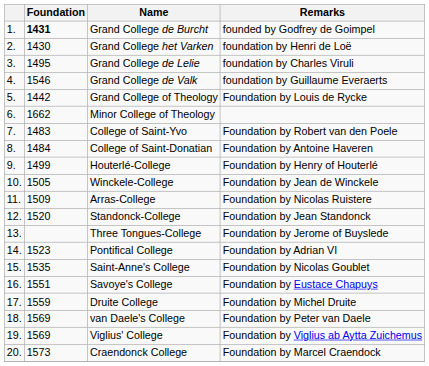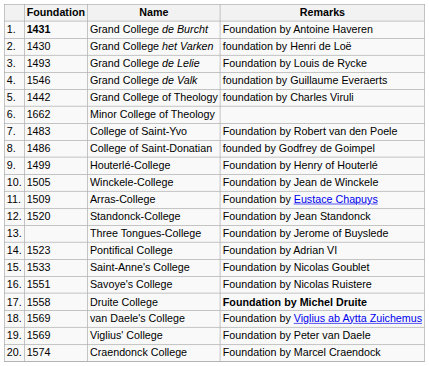(299, 30) founded by Godfrey de Goimpel -> (298, 30) Foundation by Antoine Haveren
(39, 64) 1495 -> (39, 64) 1493
(288, 64) foundation by Charles Viruli -> (295, 64) Foundation by Louis de Rycke
(295, 98) Foundation by Louis de Rycke -> (288, 98) foundation by Charles Viruli
(39, 149) 1484 -> (39, 149) 1486
(298, 149) Foundation by Antoine Haveren -> (299, 149) founded by Godfrey de Goimpel
(297, 200) Foundation by Nicolas Ruistere -> (300, 200) Foundation by Eustace Chapuys
(39, 268) 1535 -> (39, 268) 1533
(300, 285) Foundation by Eustace Chapuys -> (297, 285) Foundation by Nicolas Ruistere
(39, 302) 1559 -> (39, 302) 1558
(290, 302) normal -> (295, 302) bold
(297, 319) Foundation by Peter van Daele -> (322, 319) Foundation by Viglius ab Aytta Zuichemus
(322, 336) Foundation by Viglius ab Aytta Zuichemus -> (297, 336) Foundation by Peter van Daele
(39, 353) 1573 -> (39, 353) 1574
